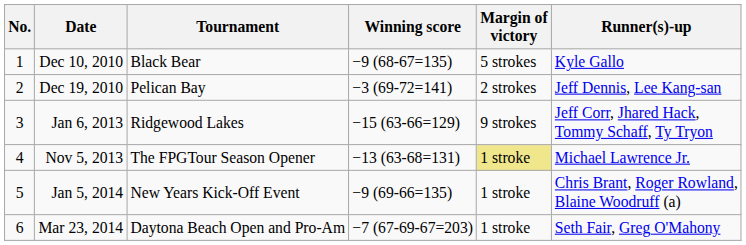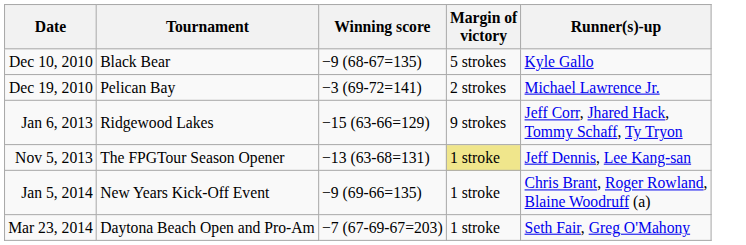- column: (20, 26)
(638, 87) Jeff Dennis, Lee Kang-san -> (592, 87) Michael Lawrence Jr.
(622, 157) Michael Lawrence Jr. -> (608, 157) Jeff Dennis, Lee Kang-san
